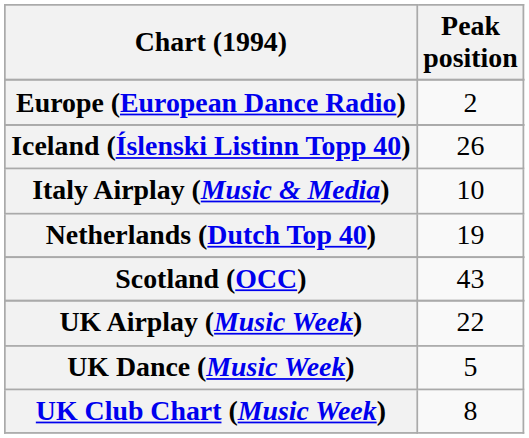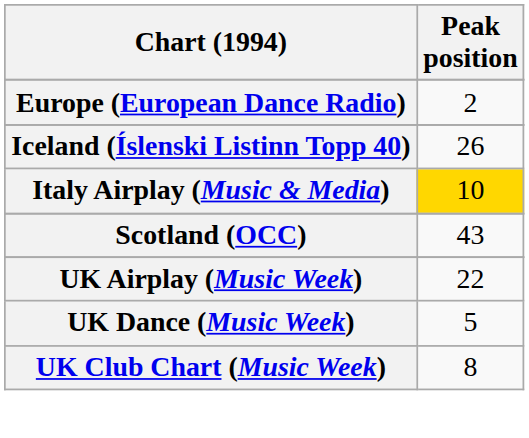(471, 190) no background -> (471, 190) gold background
- row: (211, 234)
